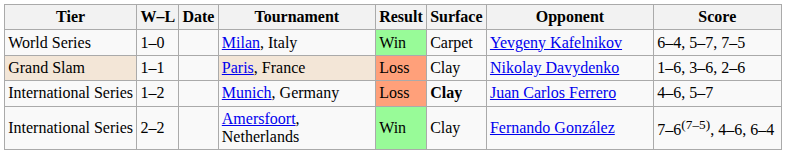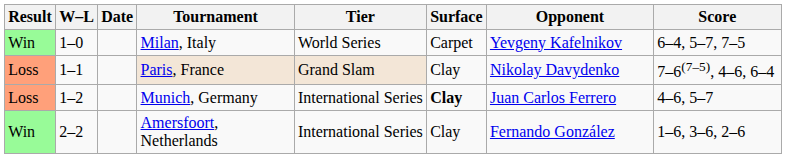columns swapped: (401, 17) <-> (71, 17)
(701, 67) 1–6, 3–6, 2–6 -> (716, 70) 7–6(7–5), 4–6, 6–4
(716, 127) 7–6(7–5), 4–6, 6–4 -> (701, 132) 1–6, 3–6, 2–6
